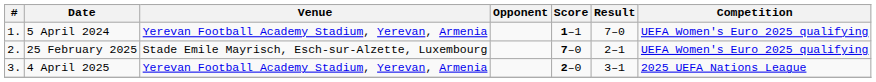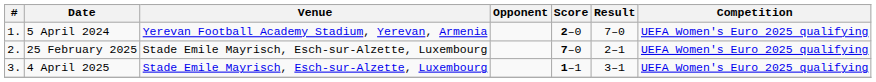(571, 32) 1–1 -> (571, 32) 2–0
(315, 68) Yerevan Football Academy Stadium, Yerevan, Armenia -> (315, 68) Stade Emile Mayrisch, Esch-sur-Alzette, Luxembourg
(571, 68) 2–0 -> (571, 68) 1–1
(724, 68) 2025 UEFA Nations League -> (755, 68) UEFA Women's Euro 2025 qualifying
